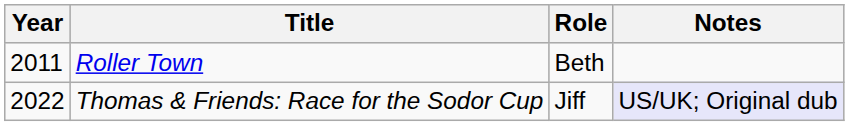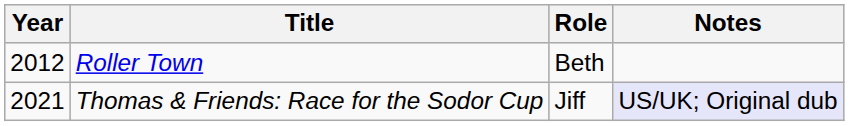(37, 62) 2011 -> (37, 62) 2012
(37, 100) 2022 -> (37, 100) 2021
